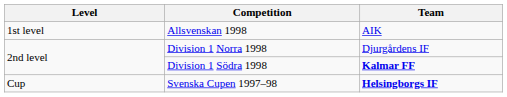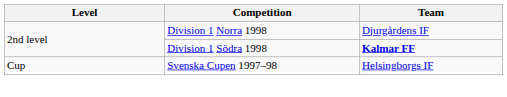- row: (207, 30)
(400, 83) bold -> (398, 65) normal
